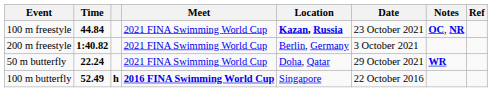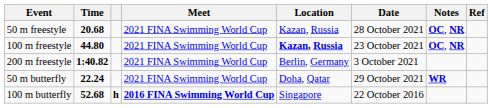+ row: (36, 29)
(92, 29) 44.84 -> (92, 45) 44.80
(92, 78) 52.49 -> (92, 95) 52.68
